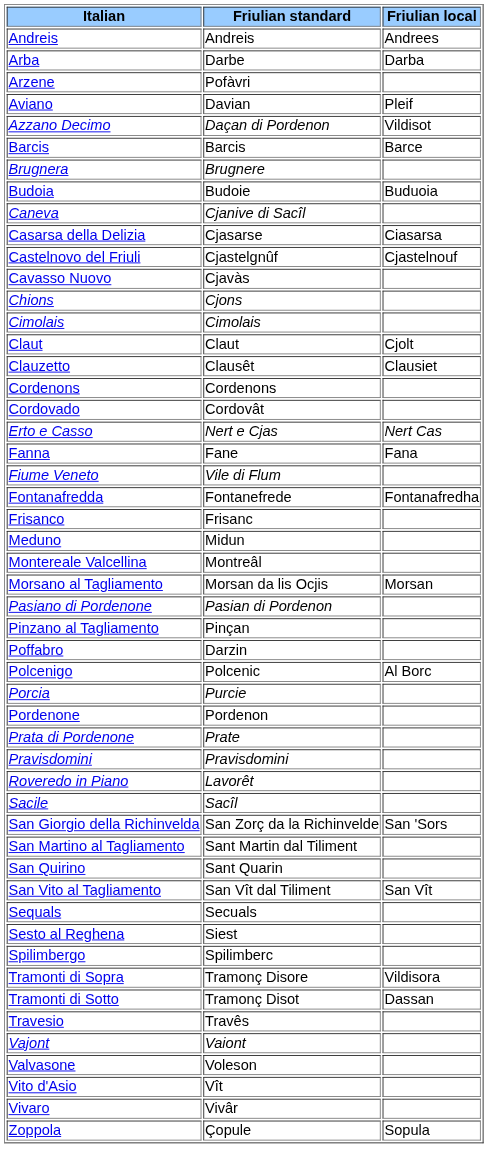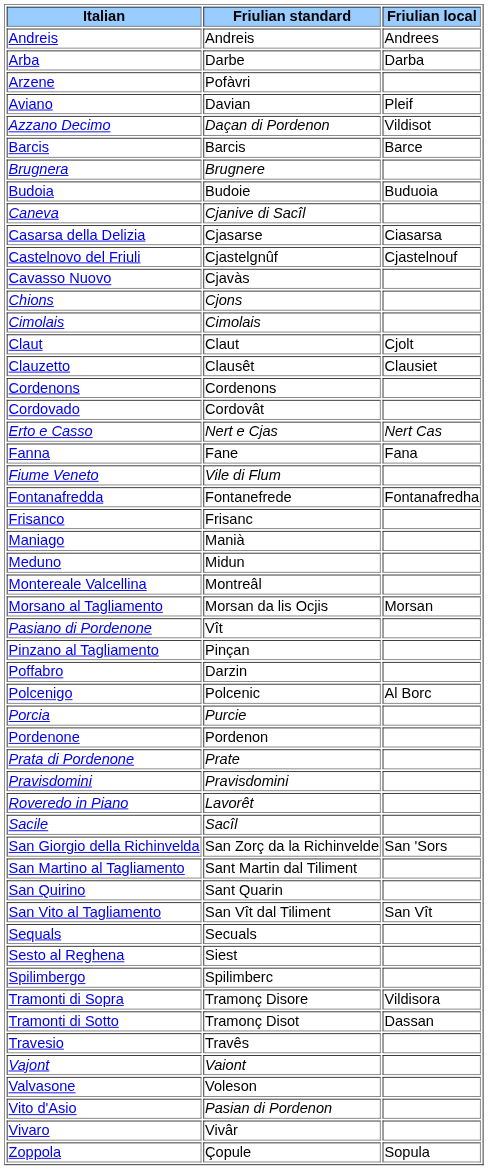+ row: (36, 540)
(269, 606) Pasian di Pordenon -> (214, 628) Vît
(214, 1086) Vît -> (269, 1108) Pasian di Pordenon
